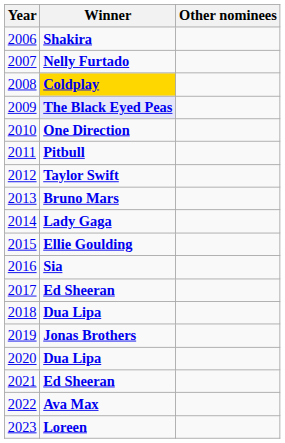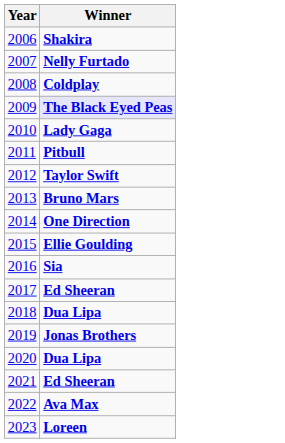- column: (228, 15)
(71, 84) gold background -> (71, 84) no background
(86, 130) One Direction -> (77, 130) Lady Gaga
(77, 221) Lady Gaga -> (86, 221) One Direction
